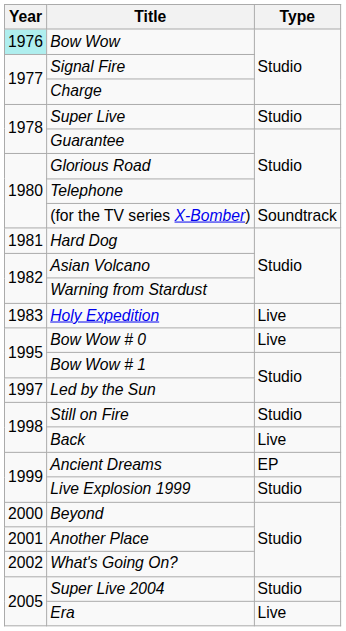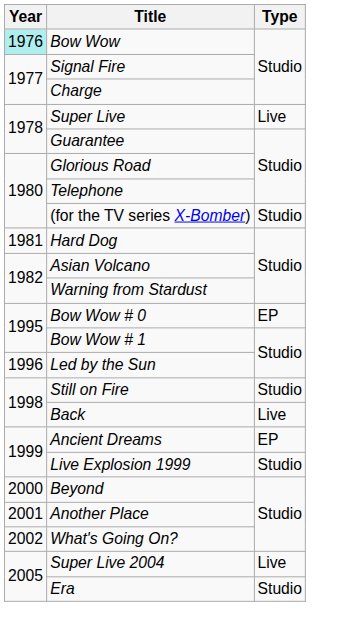(280, 116) Studio -> (272, 116) Live
(297, 215) Soundtrack -> (280, 215) Studio
- row: (105, 315)
(272, 340) Live -> (268, 315) EP
(26, 389) 1997 -> (26, 365) 1996
(280, 588) Studio -> (272, 564) Live
(272, 613) Live -> (280, 588) Studio
